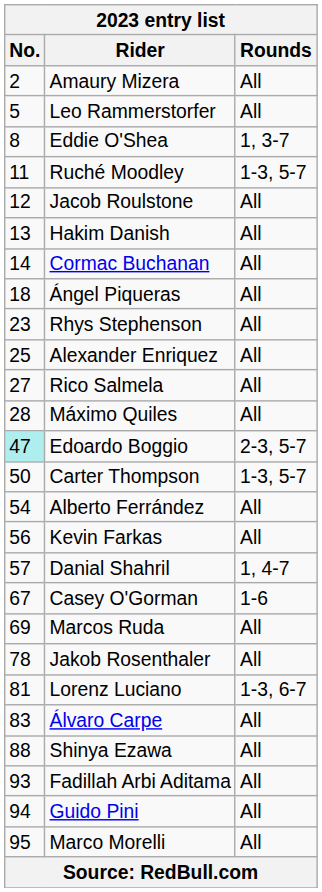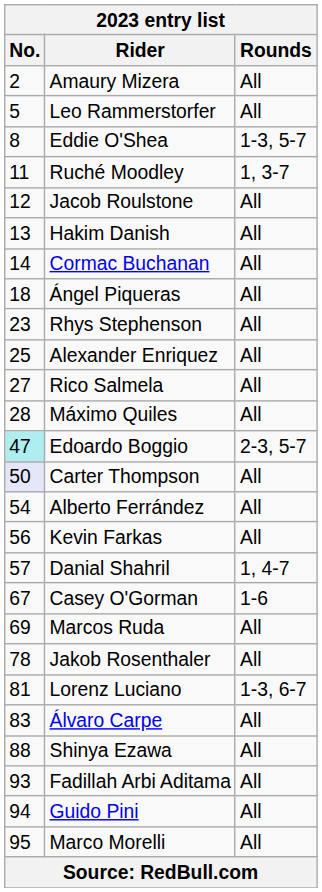(265, 141) 1, 3-7 -> (273, 141) 1-3, 5-7
(273, 172) 1-3, 5-7 -> (265, 172) 1, 3-7
(20, 476) no background -> (20, 476) lavender background
(273, 476) 1-3, 5-7 -> (251, 476) All
